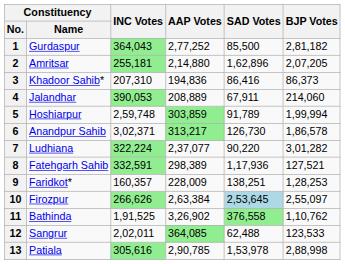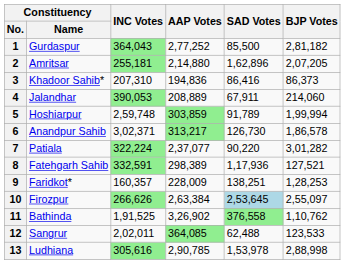(51, 149) Ludhiana -> (45, 149) Patiala
(45, 251) Patiala -> (51, 251) Ludhiana
